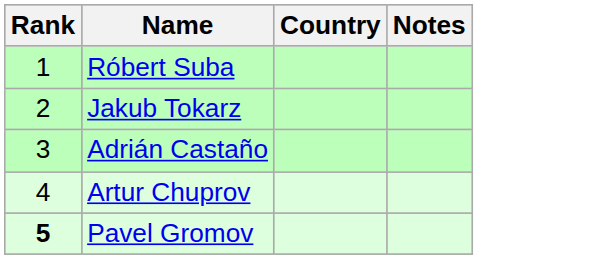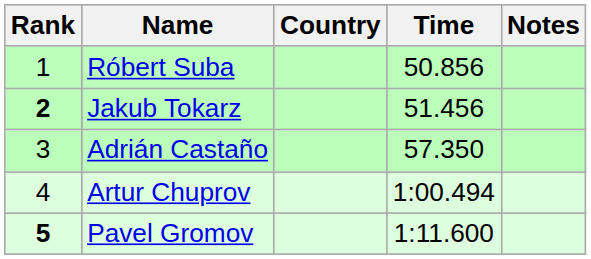+ column: (444, 25)
(43, 108) normal -> (43, 108) bold
